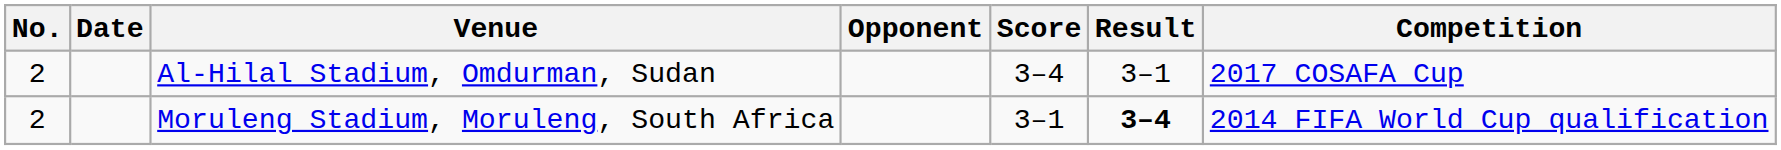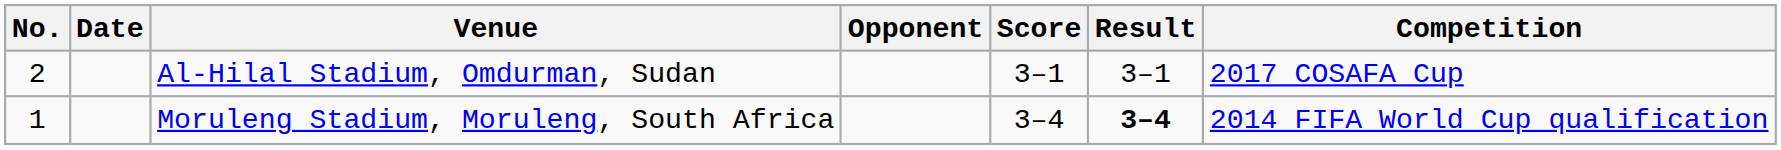(1039, 74) 3–4 -> (1039, 74) 3–1
(37, 120) 2 -> (37, 120) 1
(1039, 120) 3–1 -> (1039, 120) 3–4
